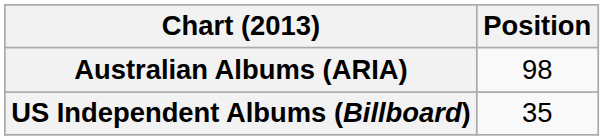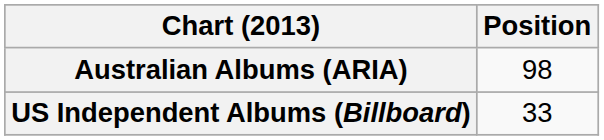(537, 112) 35 -> (537, 112) 33
